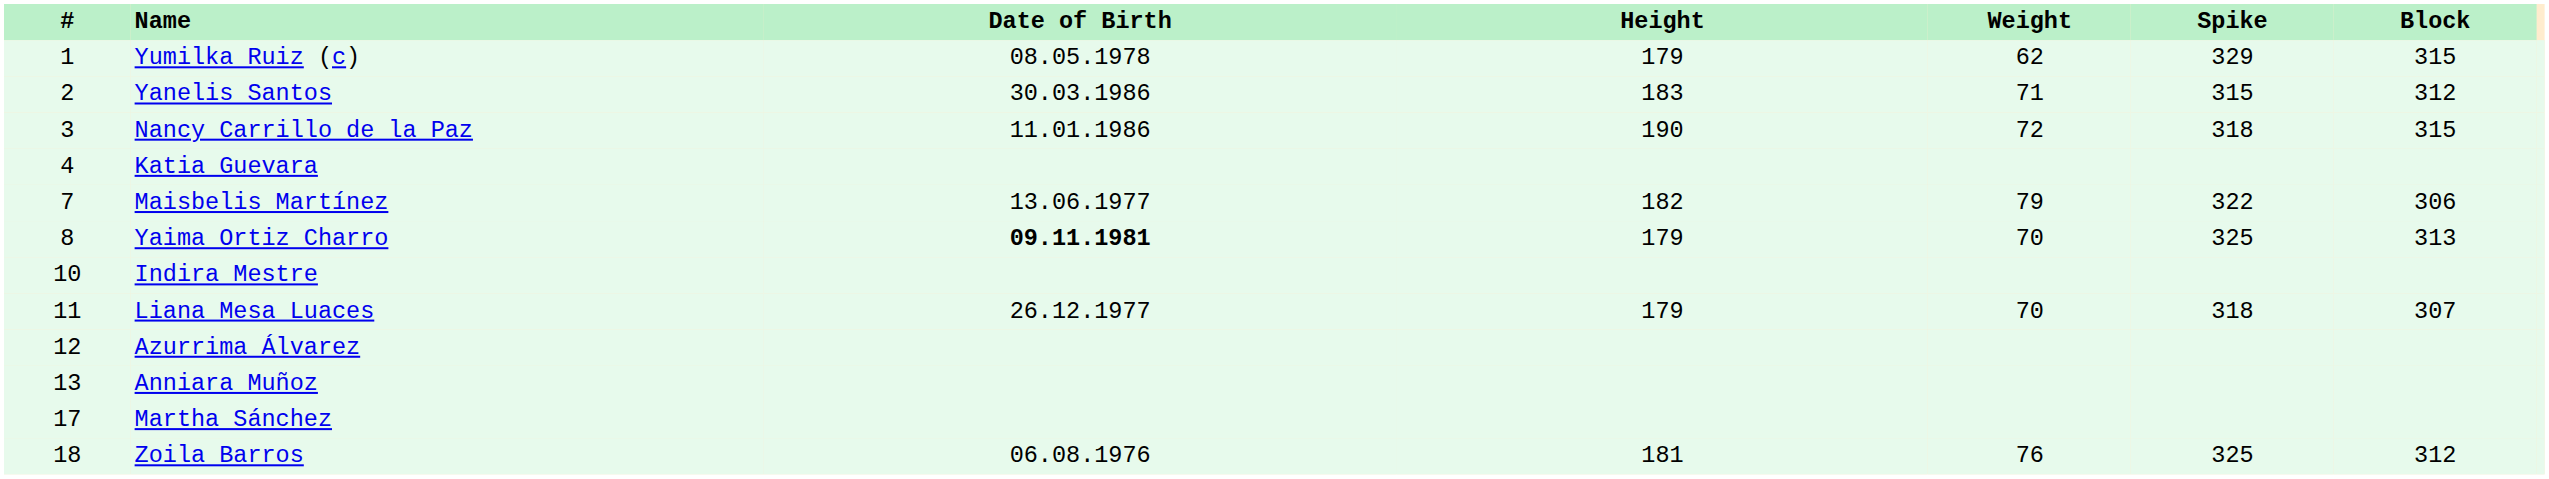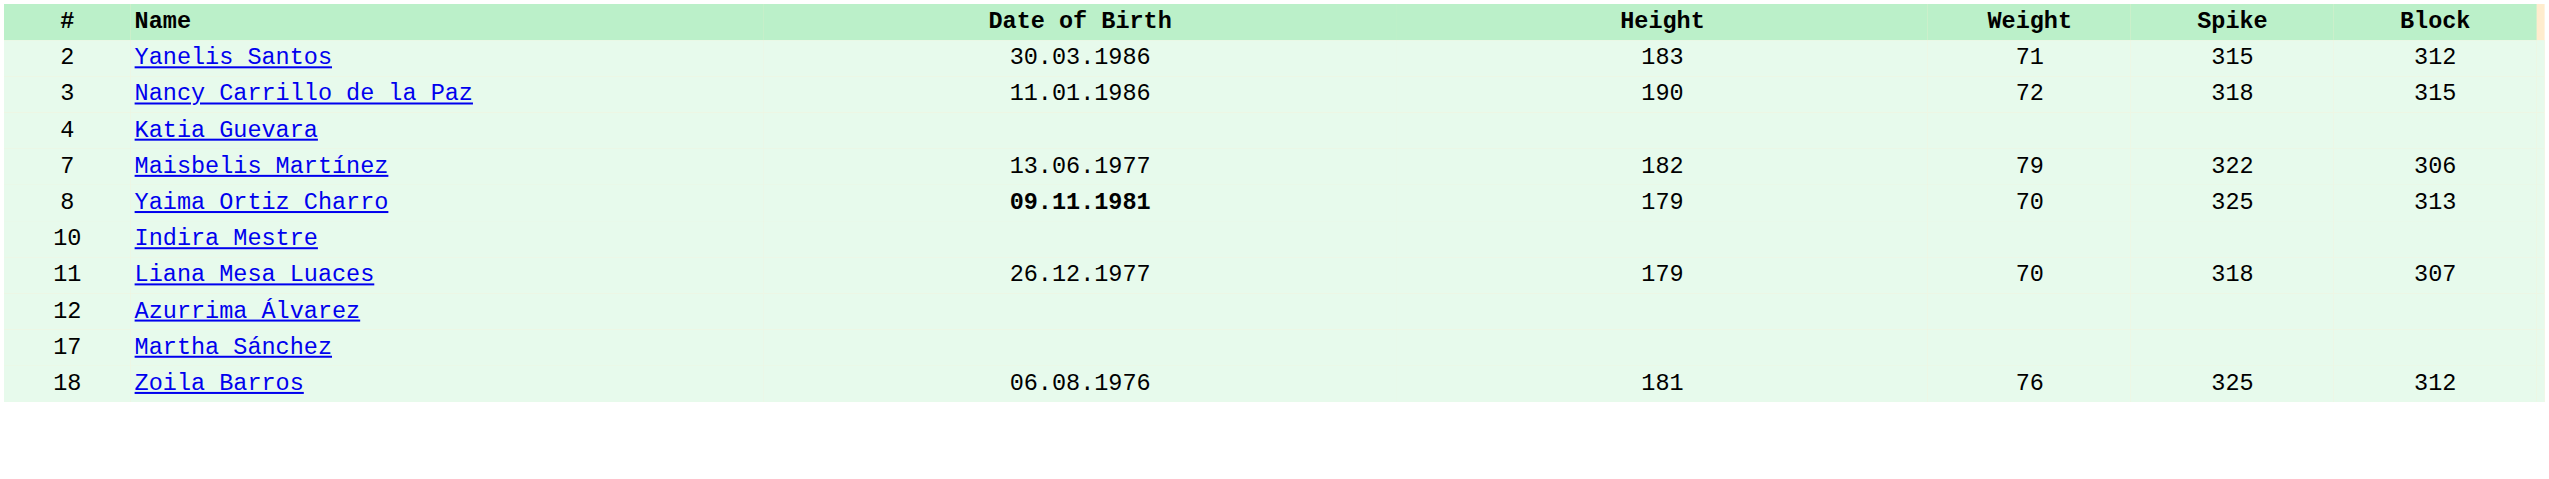- row: (247, 58)
- row: (226, 384)
